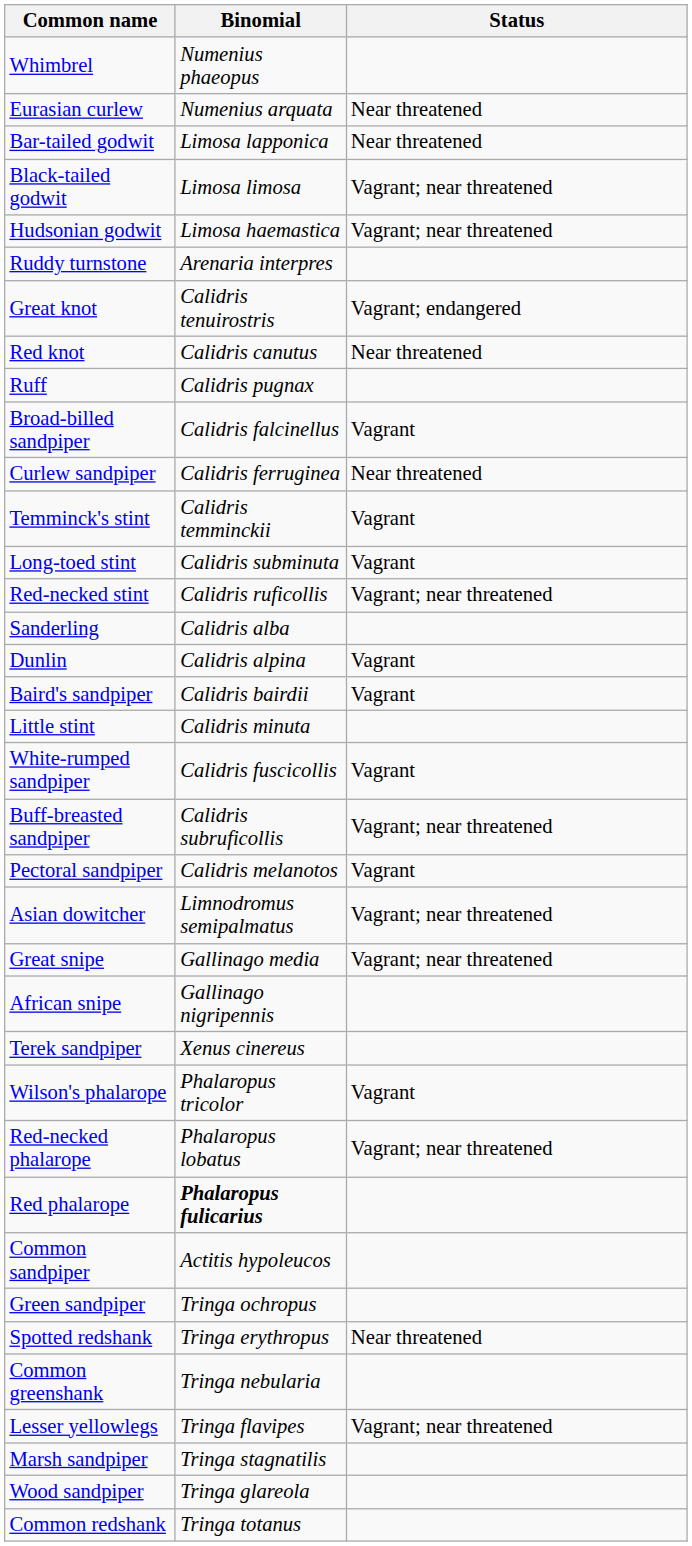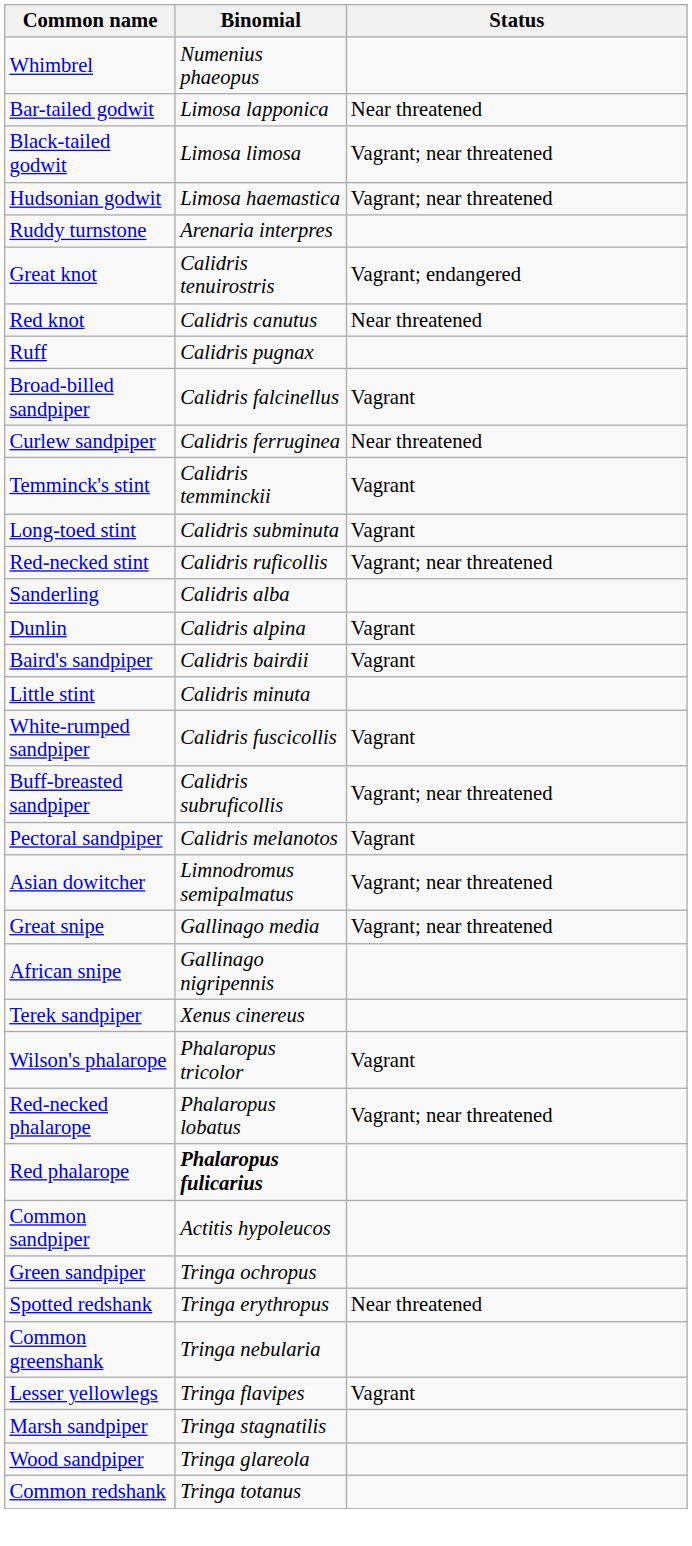- row: (76, 109)
(452, 1426) Vagrant; near threatened -> (383, 1393) Vagrant
